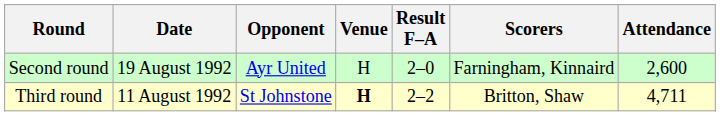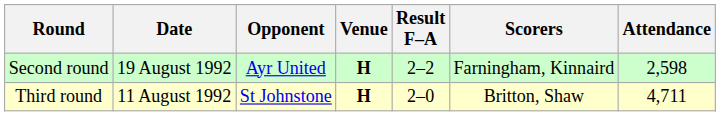(364, 67) normal -> (364, 67) bold
(421, 67) 2–0 -> (421, 67) 2–2
(667, 67) 2,600 -> (667, 67) 2,598
(421, 96) 2–2 -> (421, 96) 2–0
